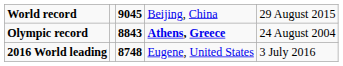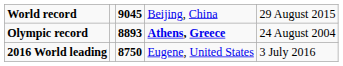(130, 33) 8843 -> (130, 33) 8893
(130, 52) 8748 -> (130, 52) 8750
